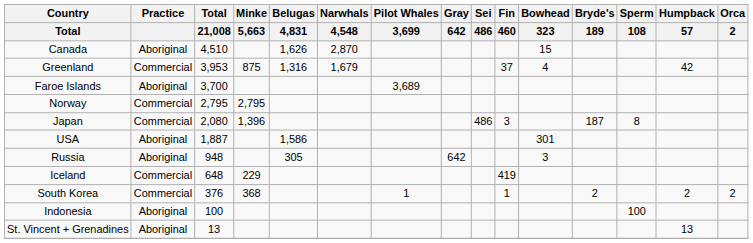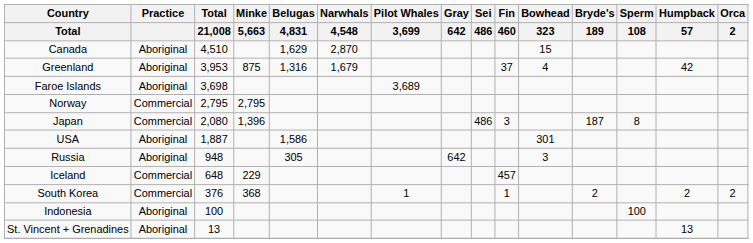(293, 49) 1,626 -> (293, 49) 1,629
(163, 67) Commercial -> (163, 67) Aboriginal
(214, 85) 3,700 -> (214, 85) 3,698
(507, 175) 419 -> (507, 175) 457
